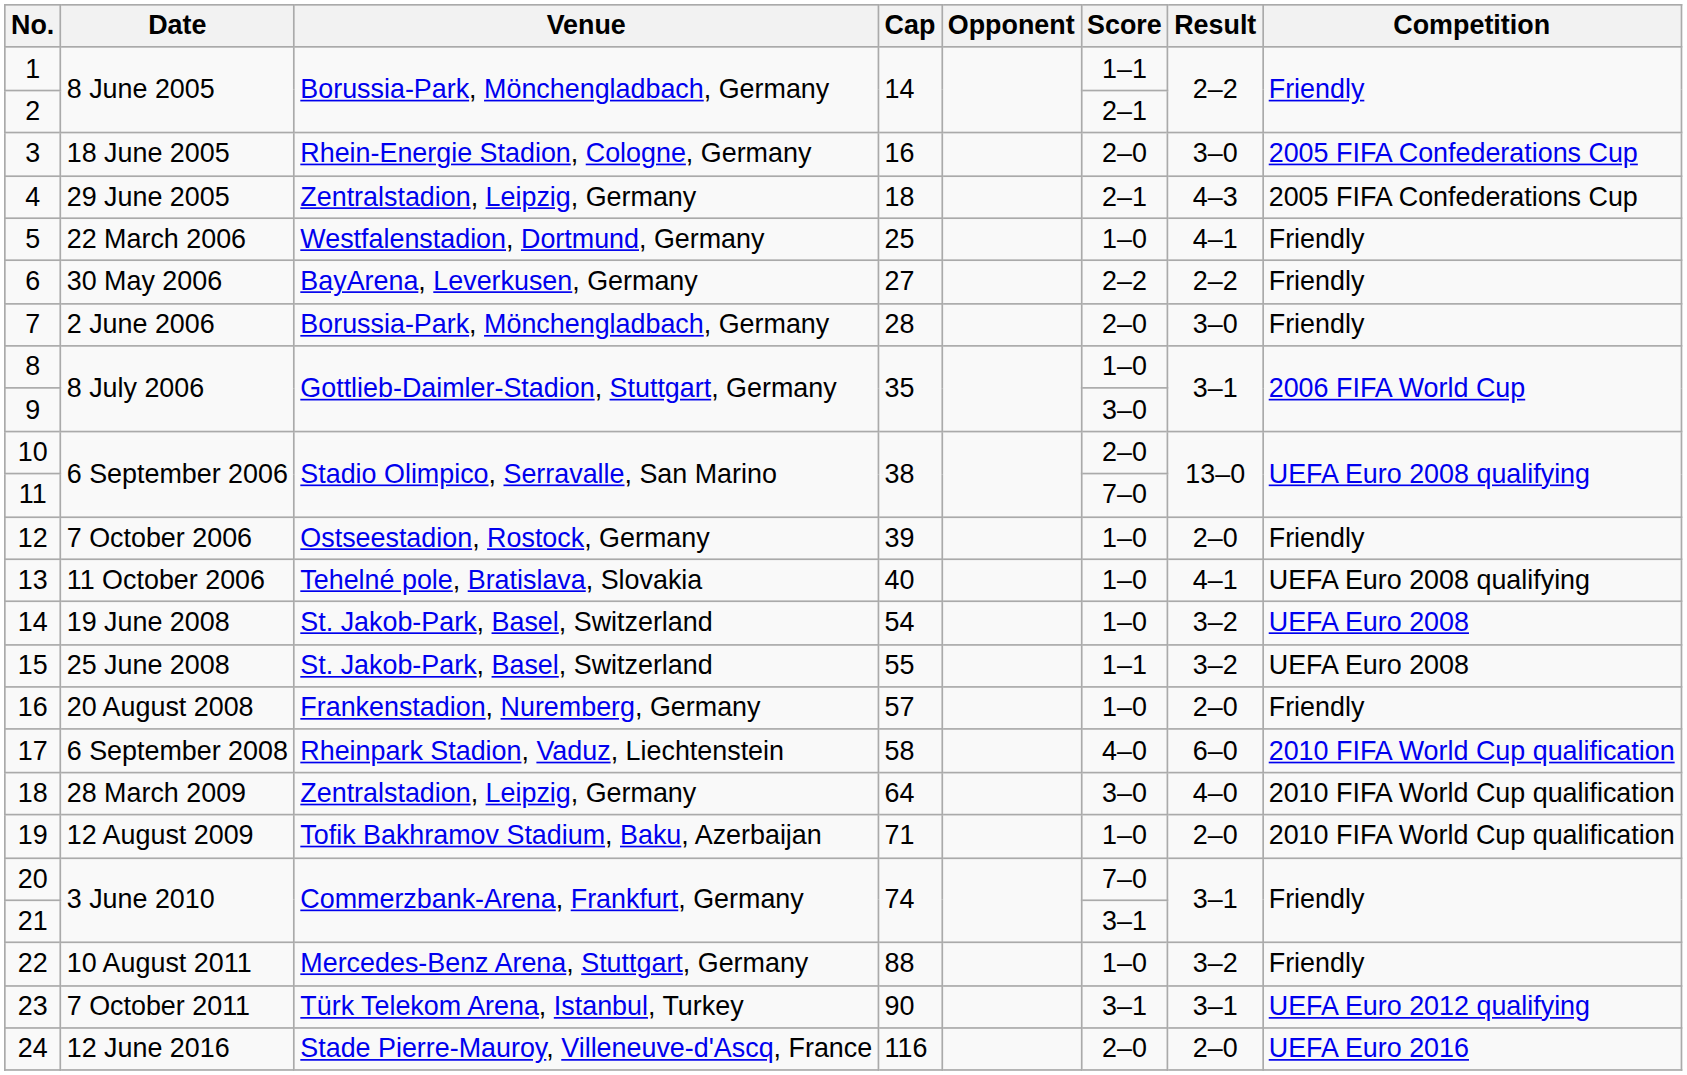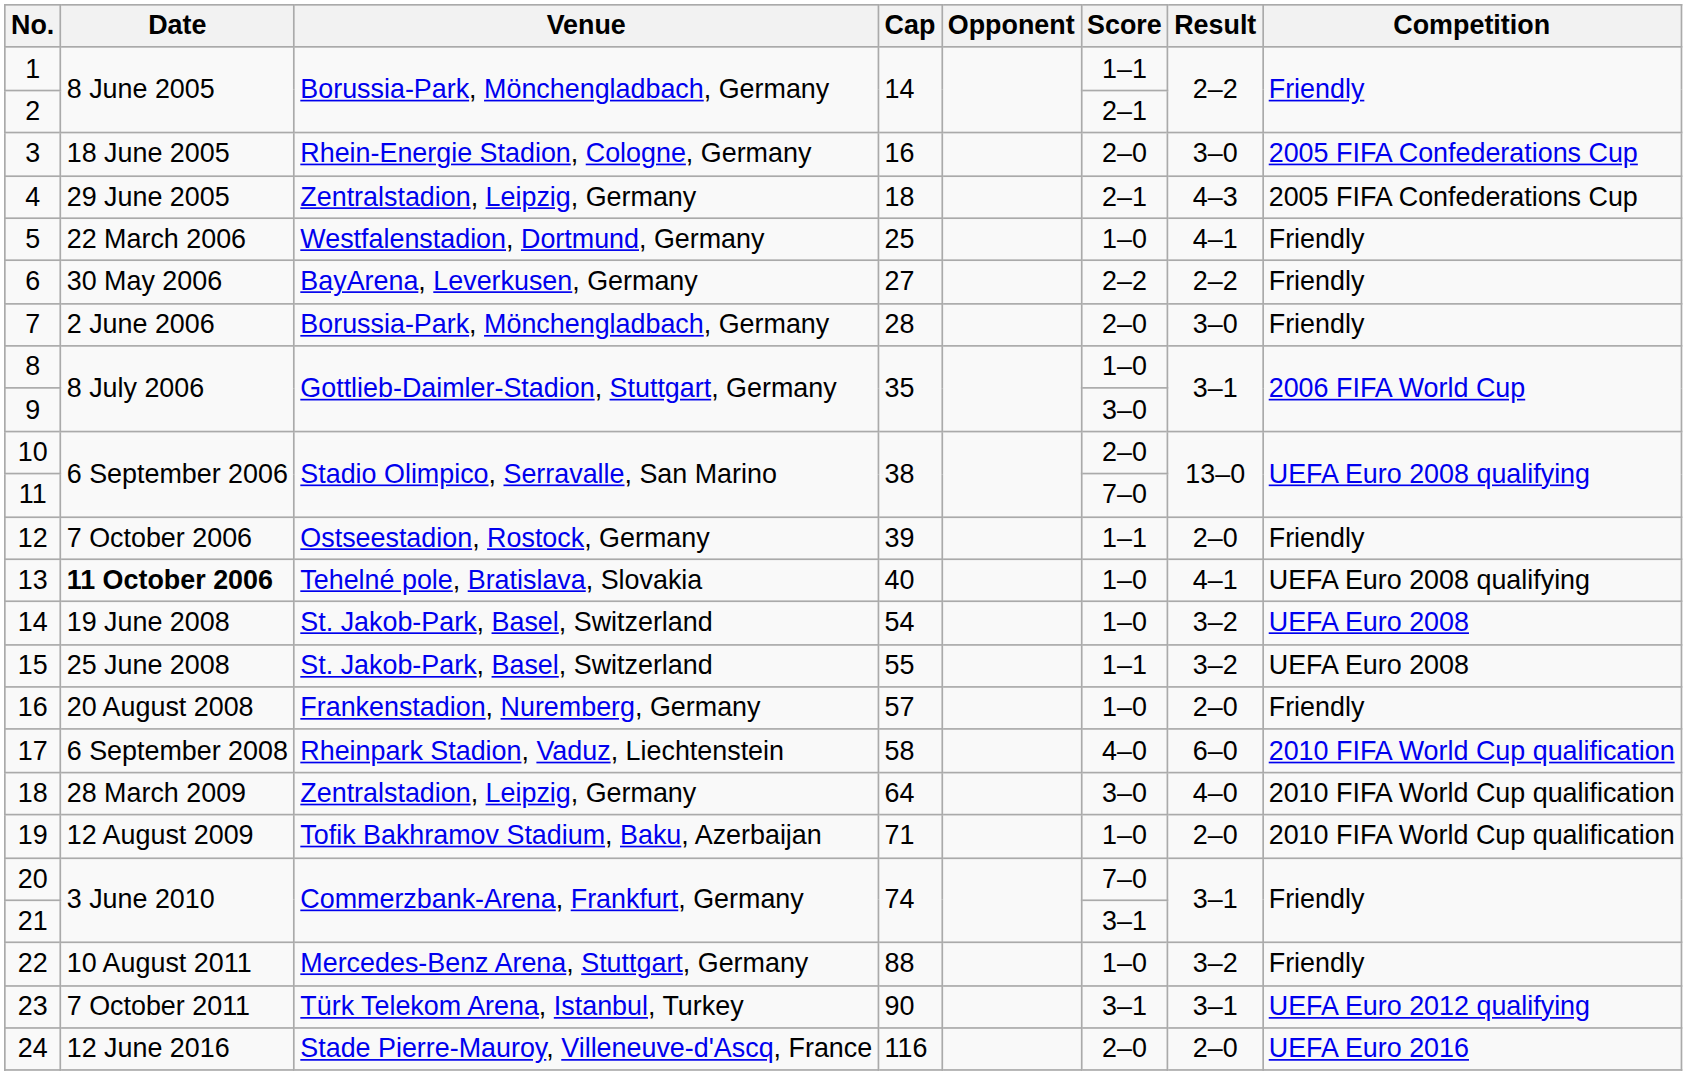(1124, 537) 1–0 -> (1124, 537) 1–1
(166, 580) normal -> (170, 580) bold
